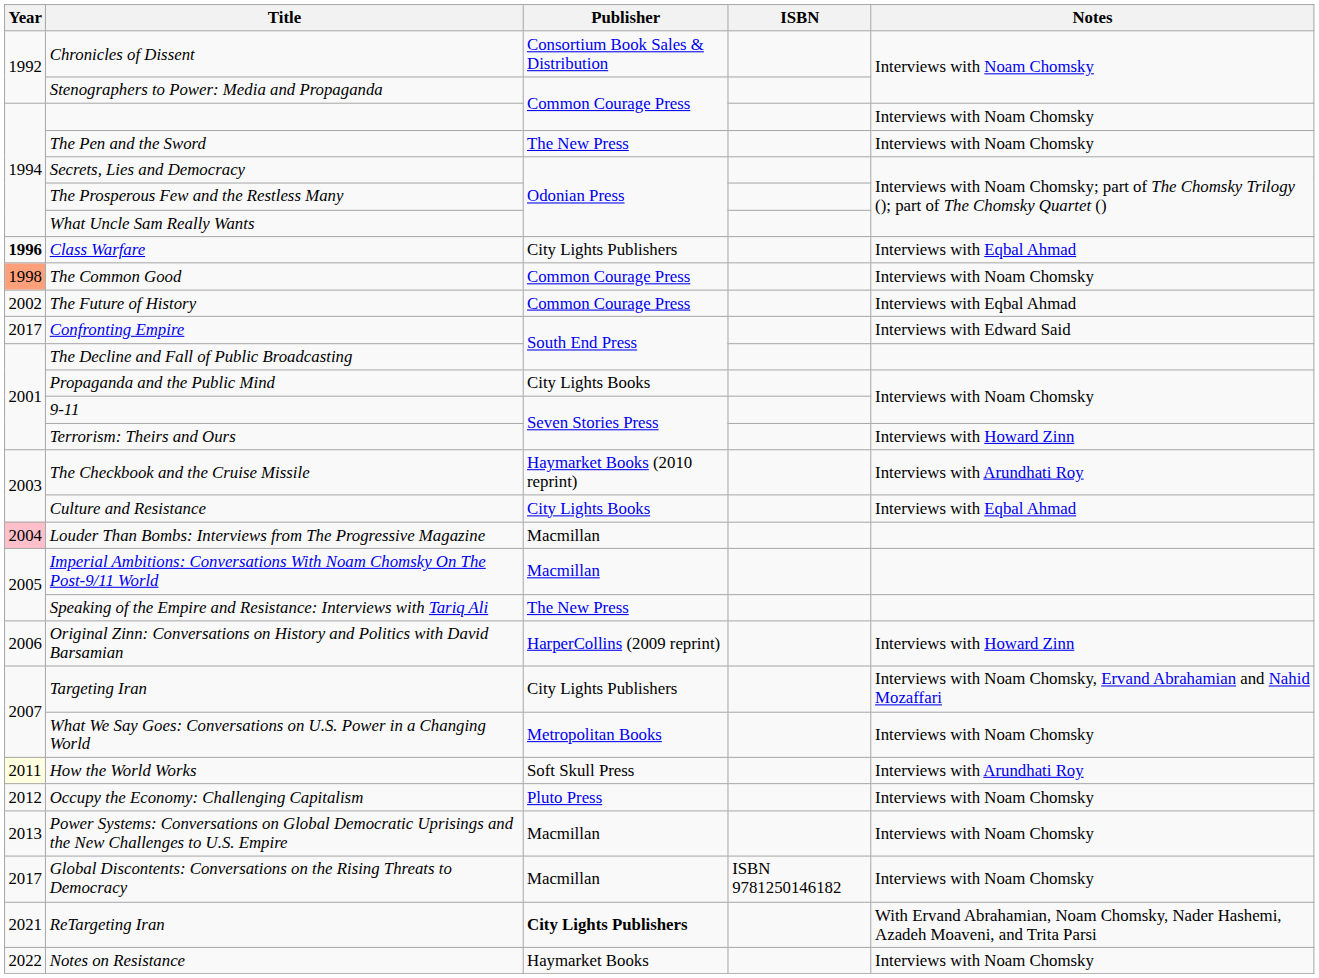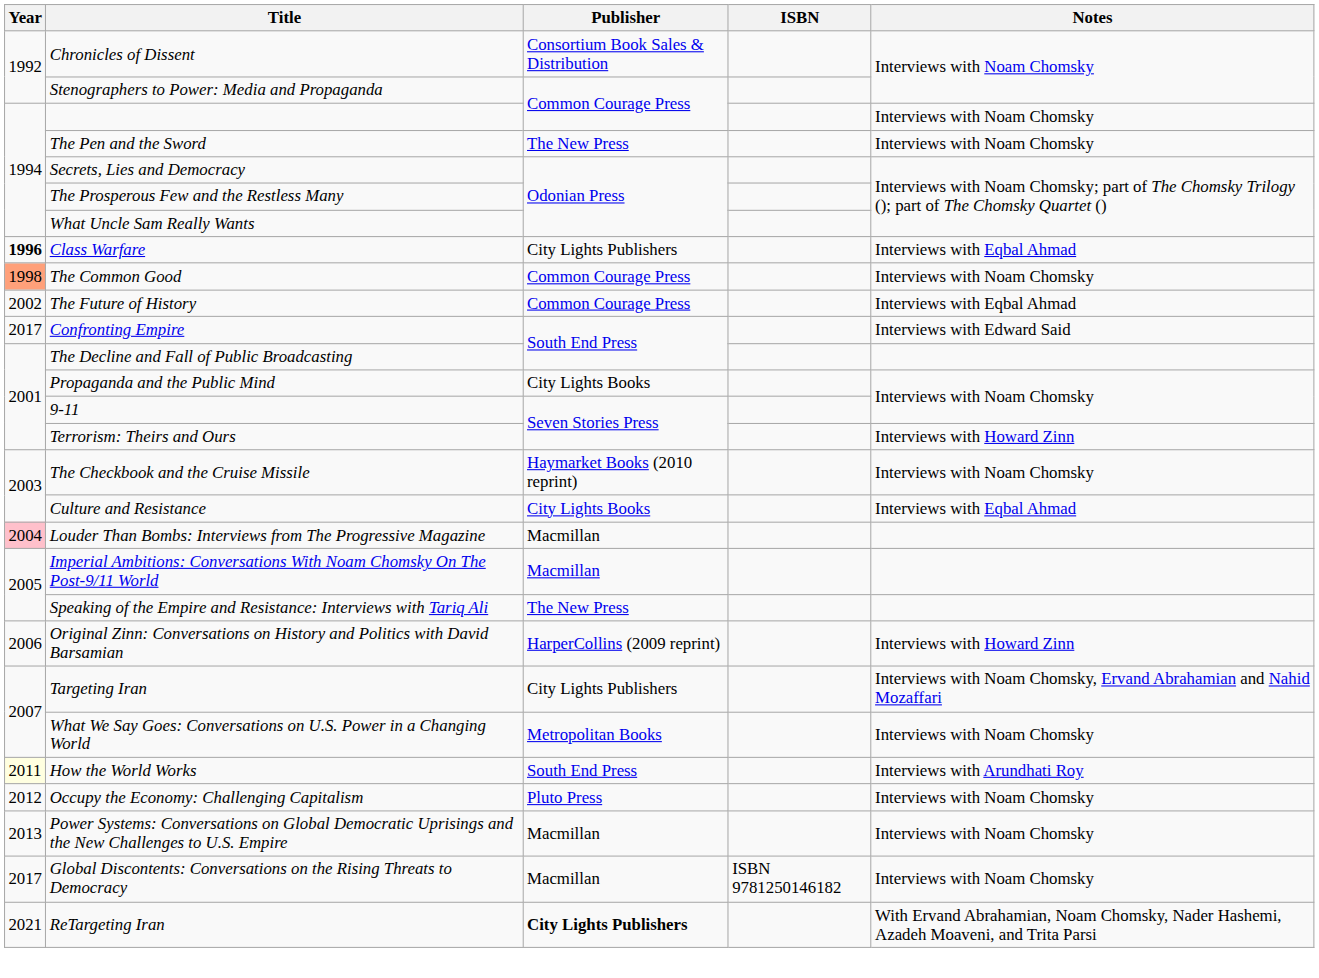(979, 472) Interviews with Arundhati Roy -> (984, 472) Interviews with Noam Chomsky
(581, 770) Soft Skull Press -> (582, 770) South End Press
- row: (117, 960)
